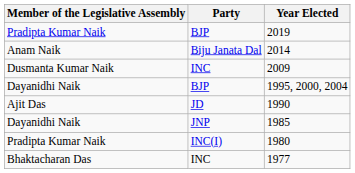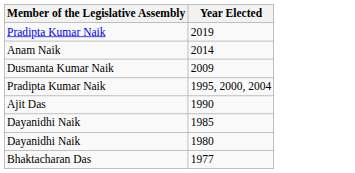- column: (226, 13)
(44, 86) Dayanidhi Naik -> (56, 86) Pradipta Kumar Naik
(56, 141) Pradipta Kumar Naik -> (44, 141) Dayanidhi Naik
